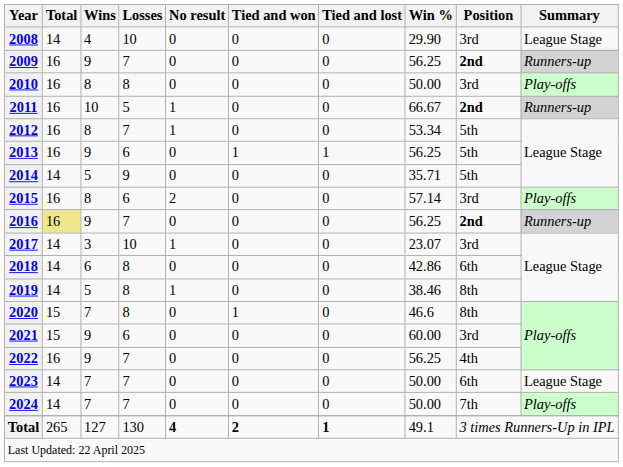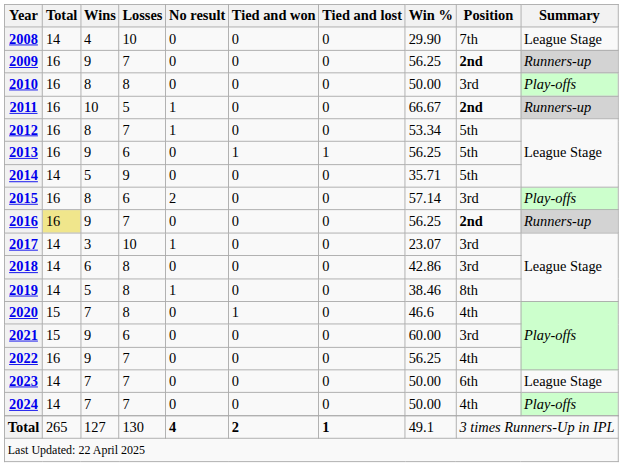(469, 38) 3rd -> (469, 38) 7th
(469, 267) 6th -> (469, 267) 3rd
(469, 312) 8th -> (469, 312) 4th
(469, 404) 7th -> (469, 404) 4th
